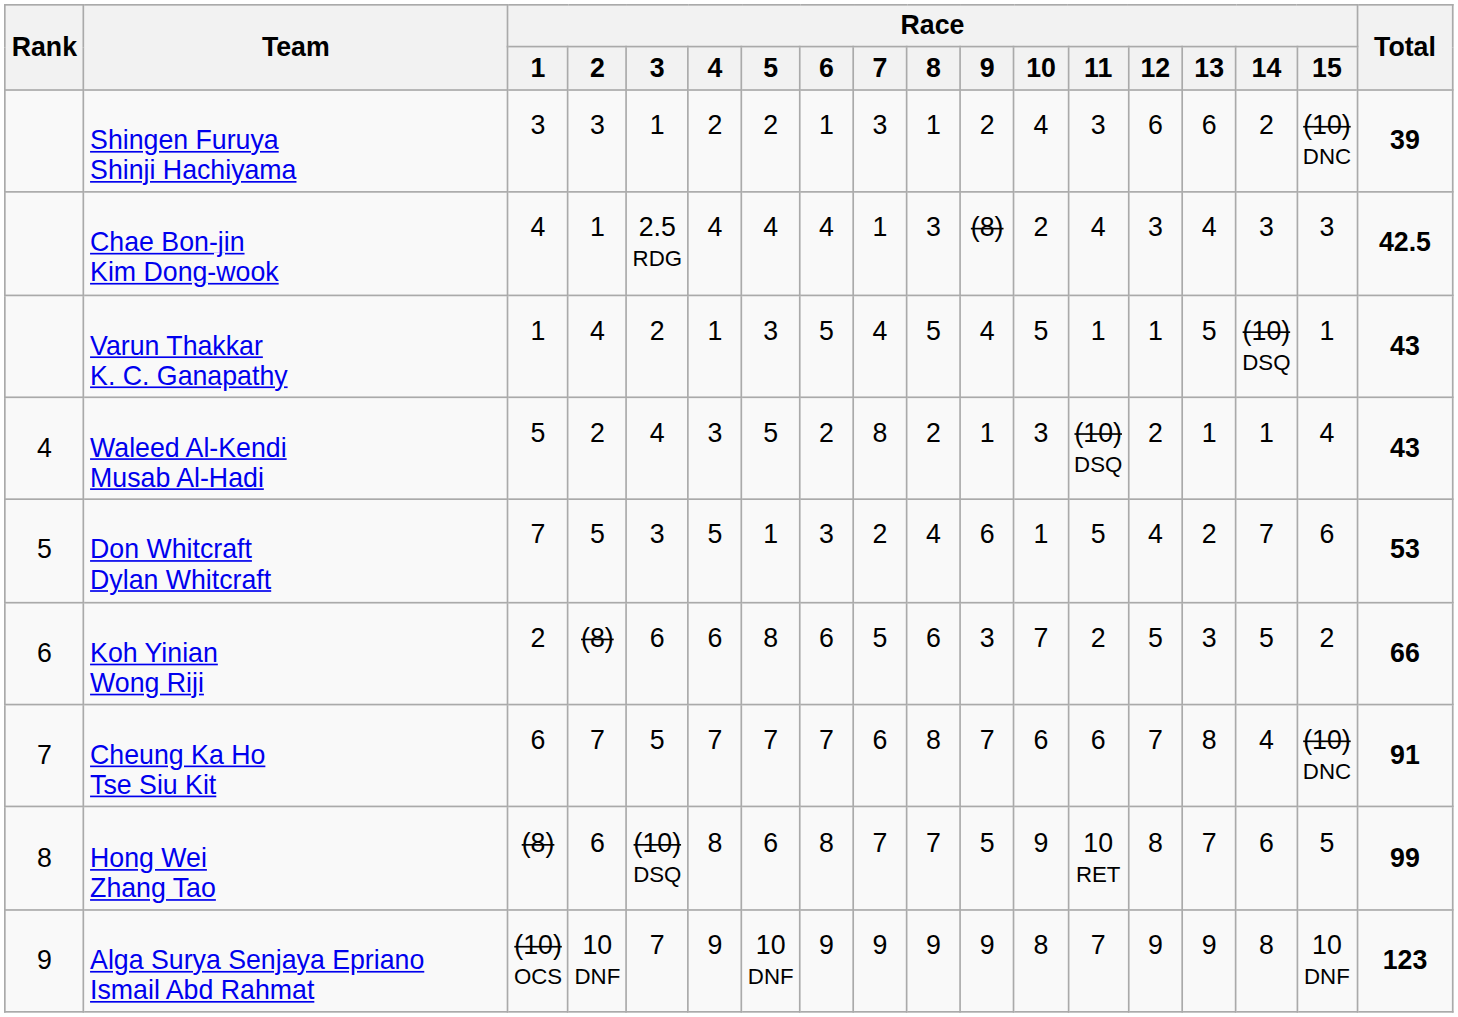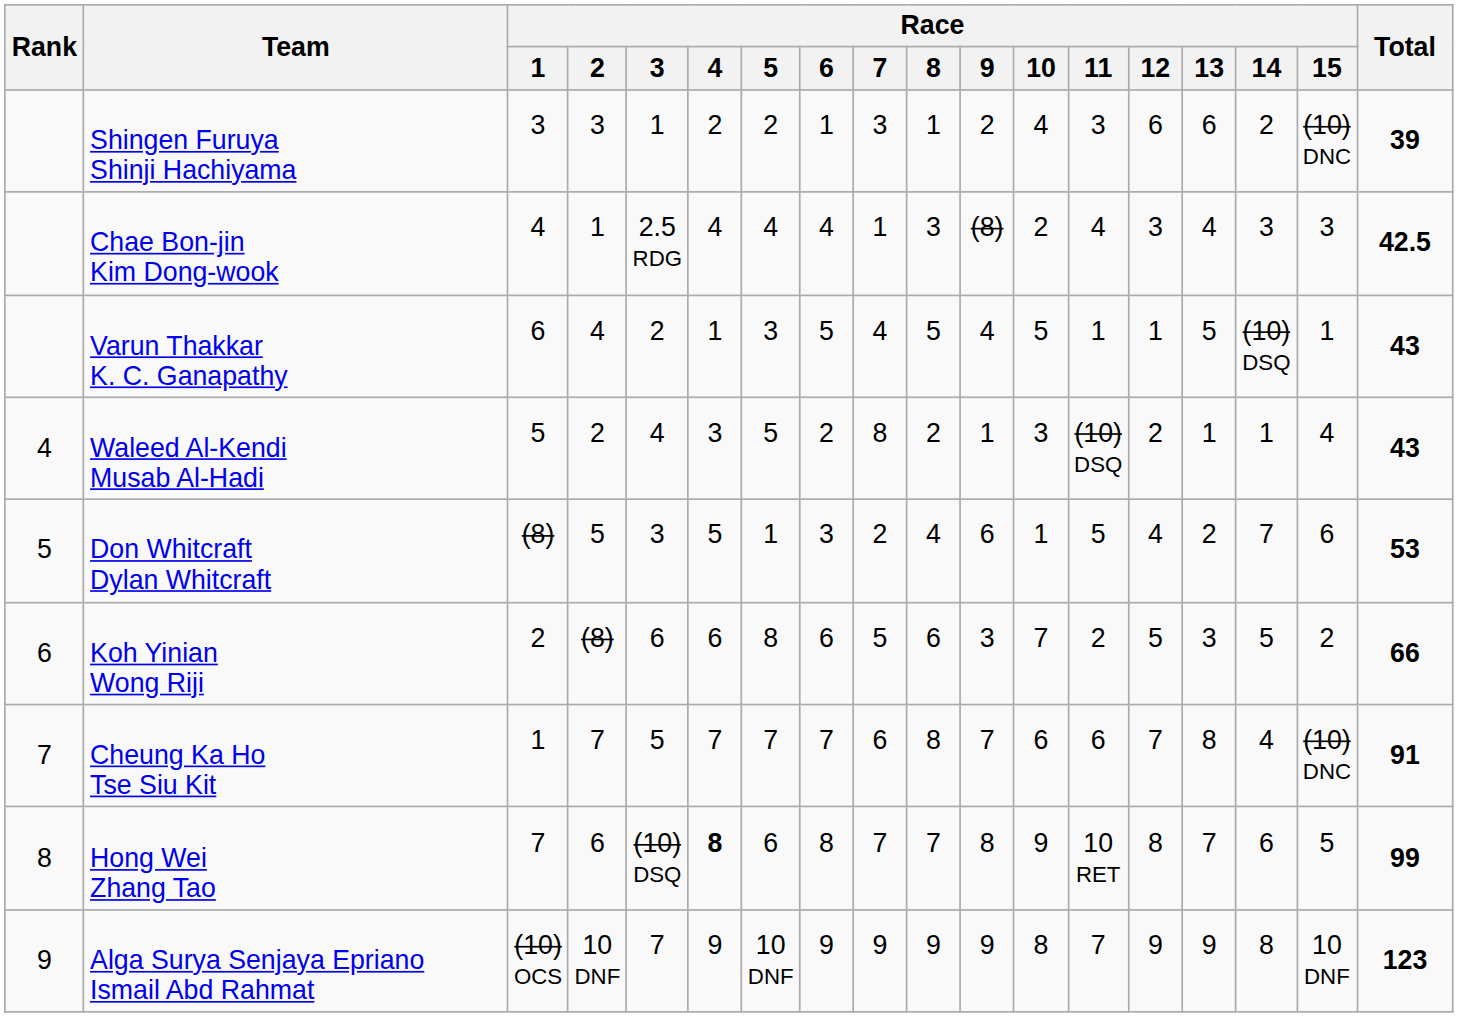(538, 345) 1 -> (538, 345) 6
(538, 550) 7 -> (538, 550) (8)
(538, 755) 6 -> (538, 755) 1
(538, 857) (8) -> (538, 857) 7
(715, 857) normal -> (715, 857) bold
(987, 857) 5 -> (987, 857) 8
